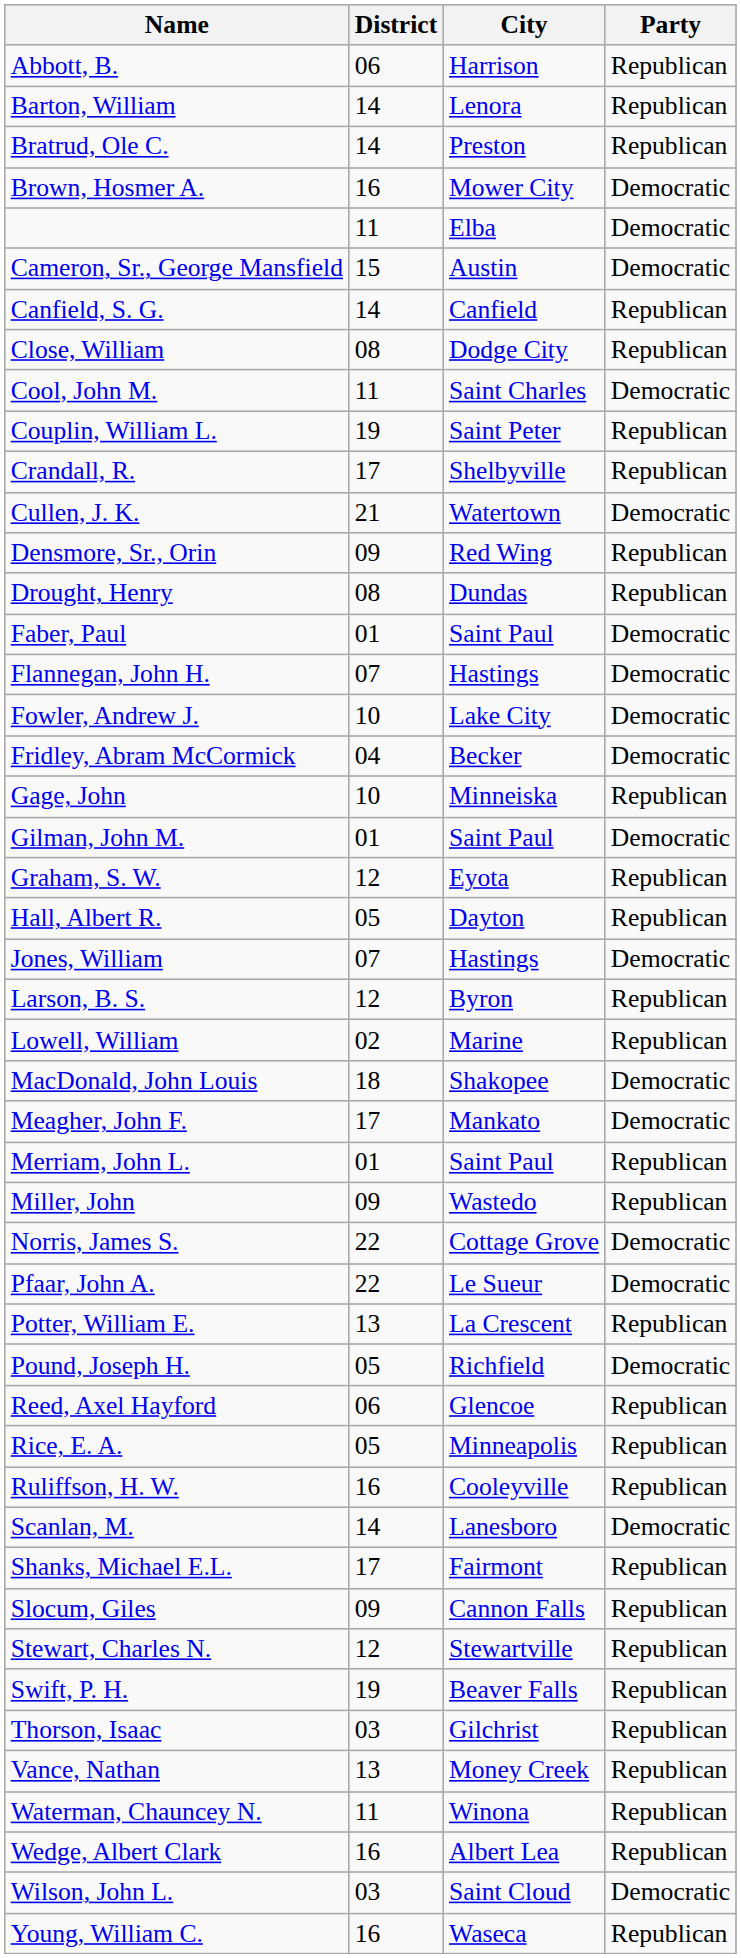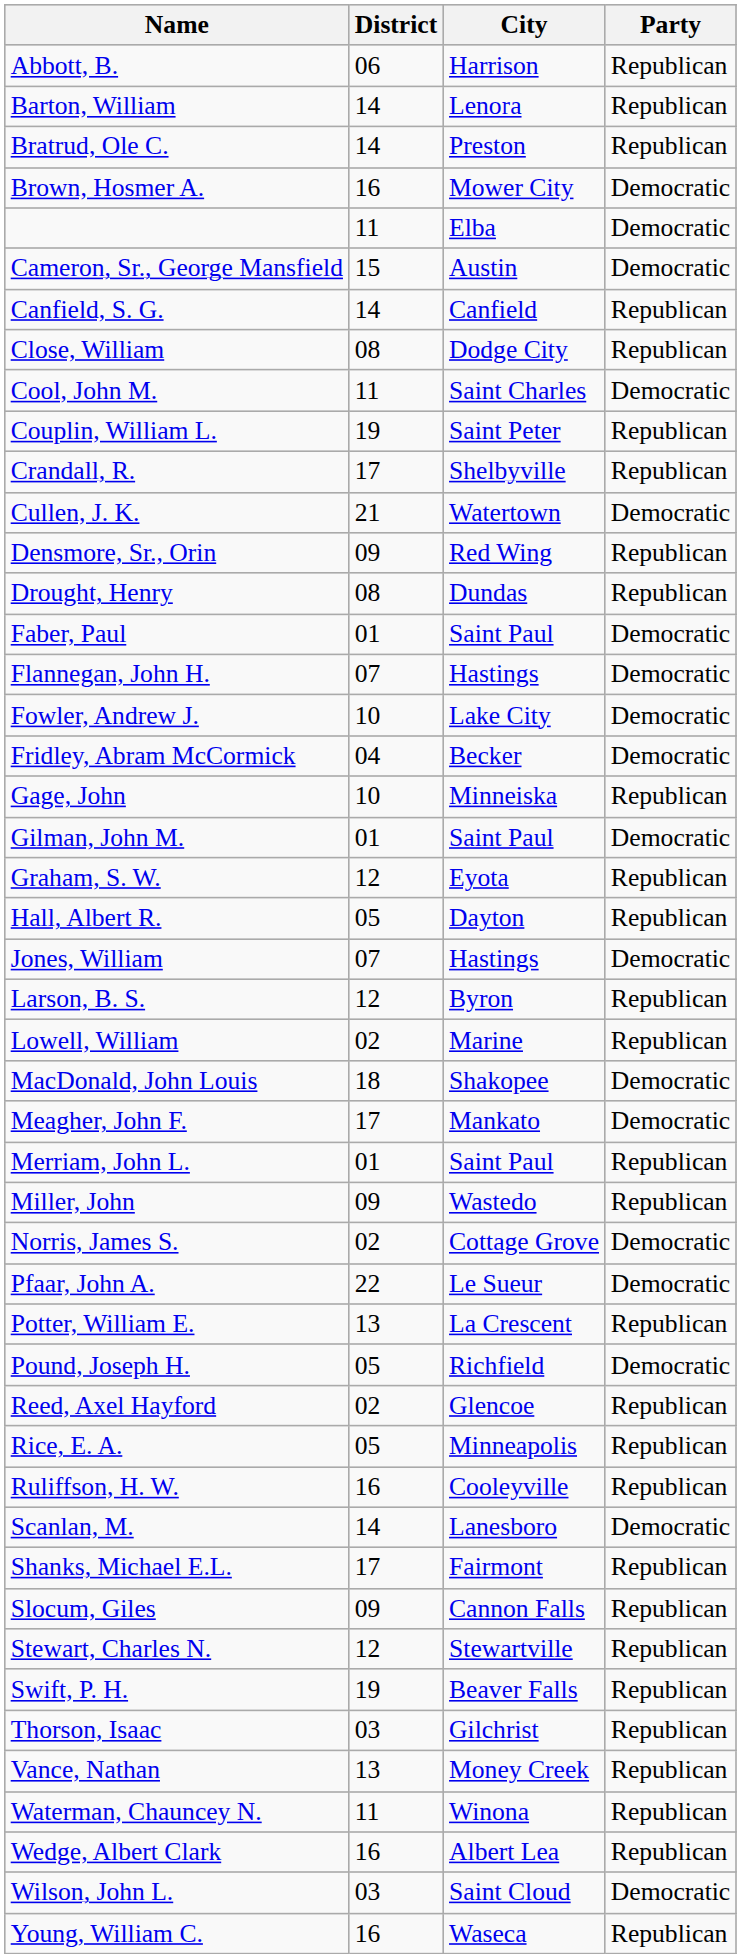(368, 1242) 22 -> (368, 1242) 02
(368, 1405) 06 -> (368, 1405) 02
